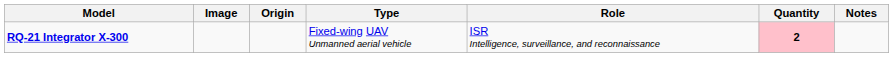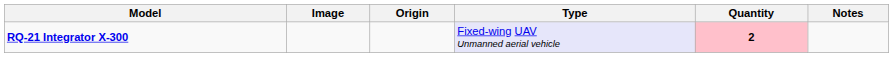- column: (613, 13)
(360, 37) no background -> (509, 37) lavender background
